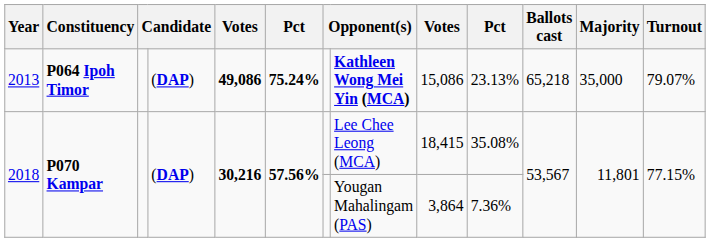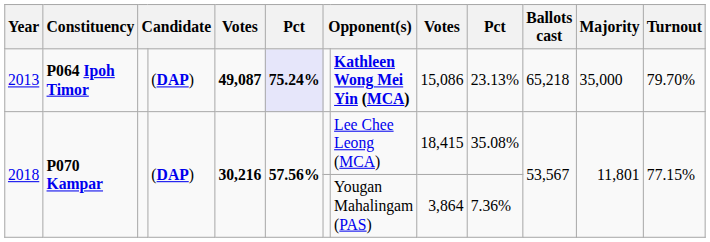(240, 80) 49,086 -> (240, 80) 49,087
(294, 80) no background -> (294, 80) lavender background
(671, 80) 79.07% -> (671, 80) 79.70%
